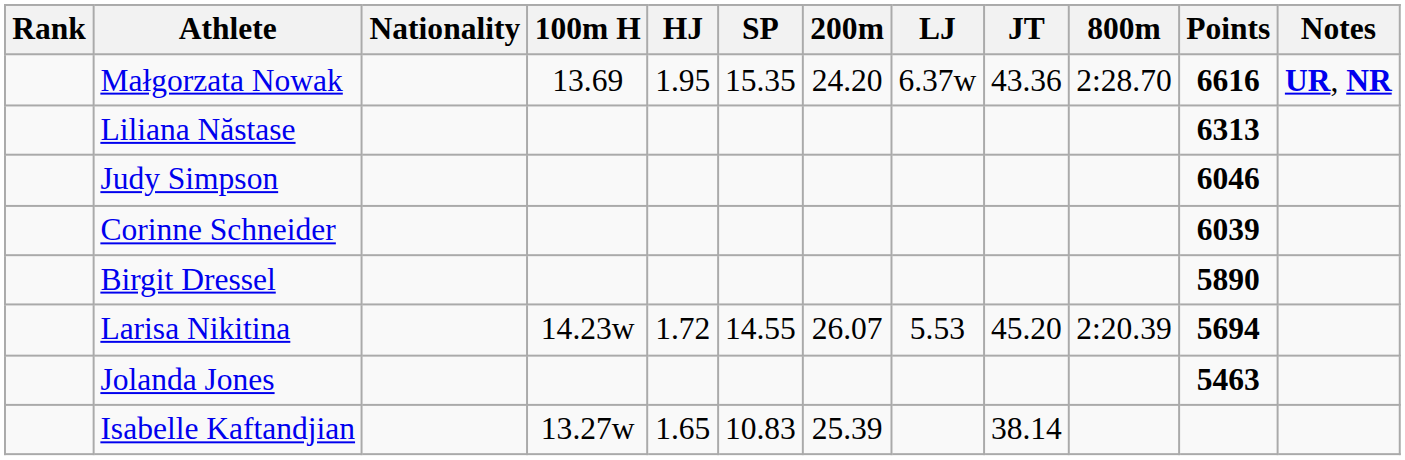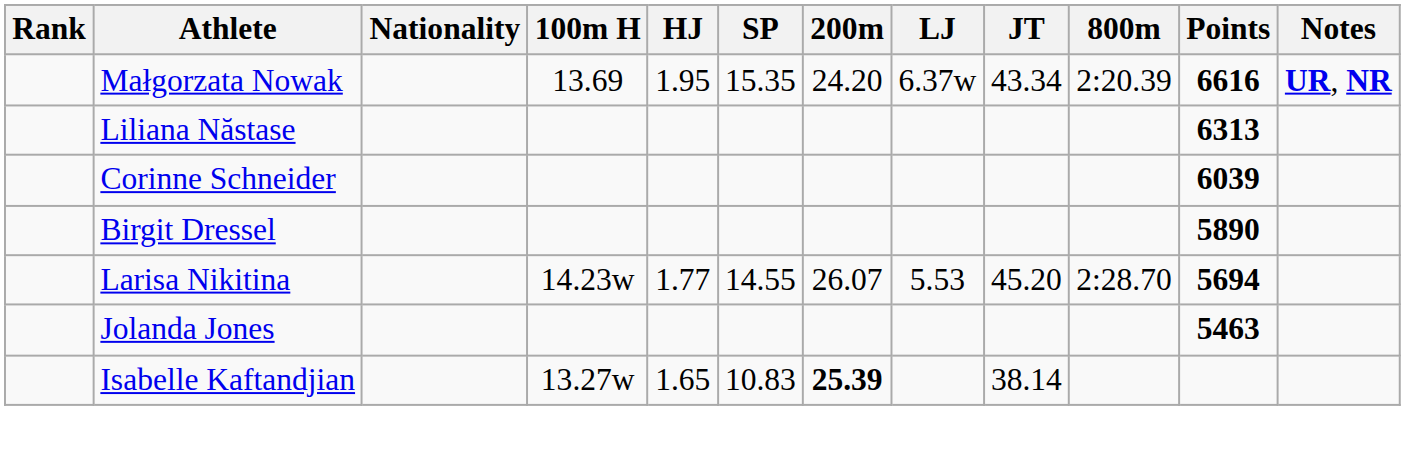(1026, 79) 43.36 -> (1026, 79) 43.34
(1124, 79) 2:28.70 -> (1124, 79) 2:20.39
- row: (189, 179)
(683, 329) 1.72 -> (683, 279) 1.77
(1124, 329) 2:20.39 -> (1124, 279) 2:28.70
(847, 429) normal -> (847, 379) bold
